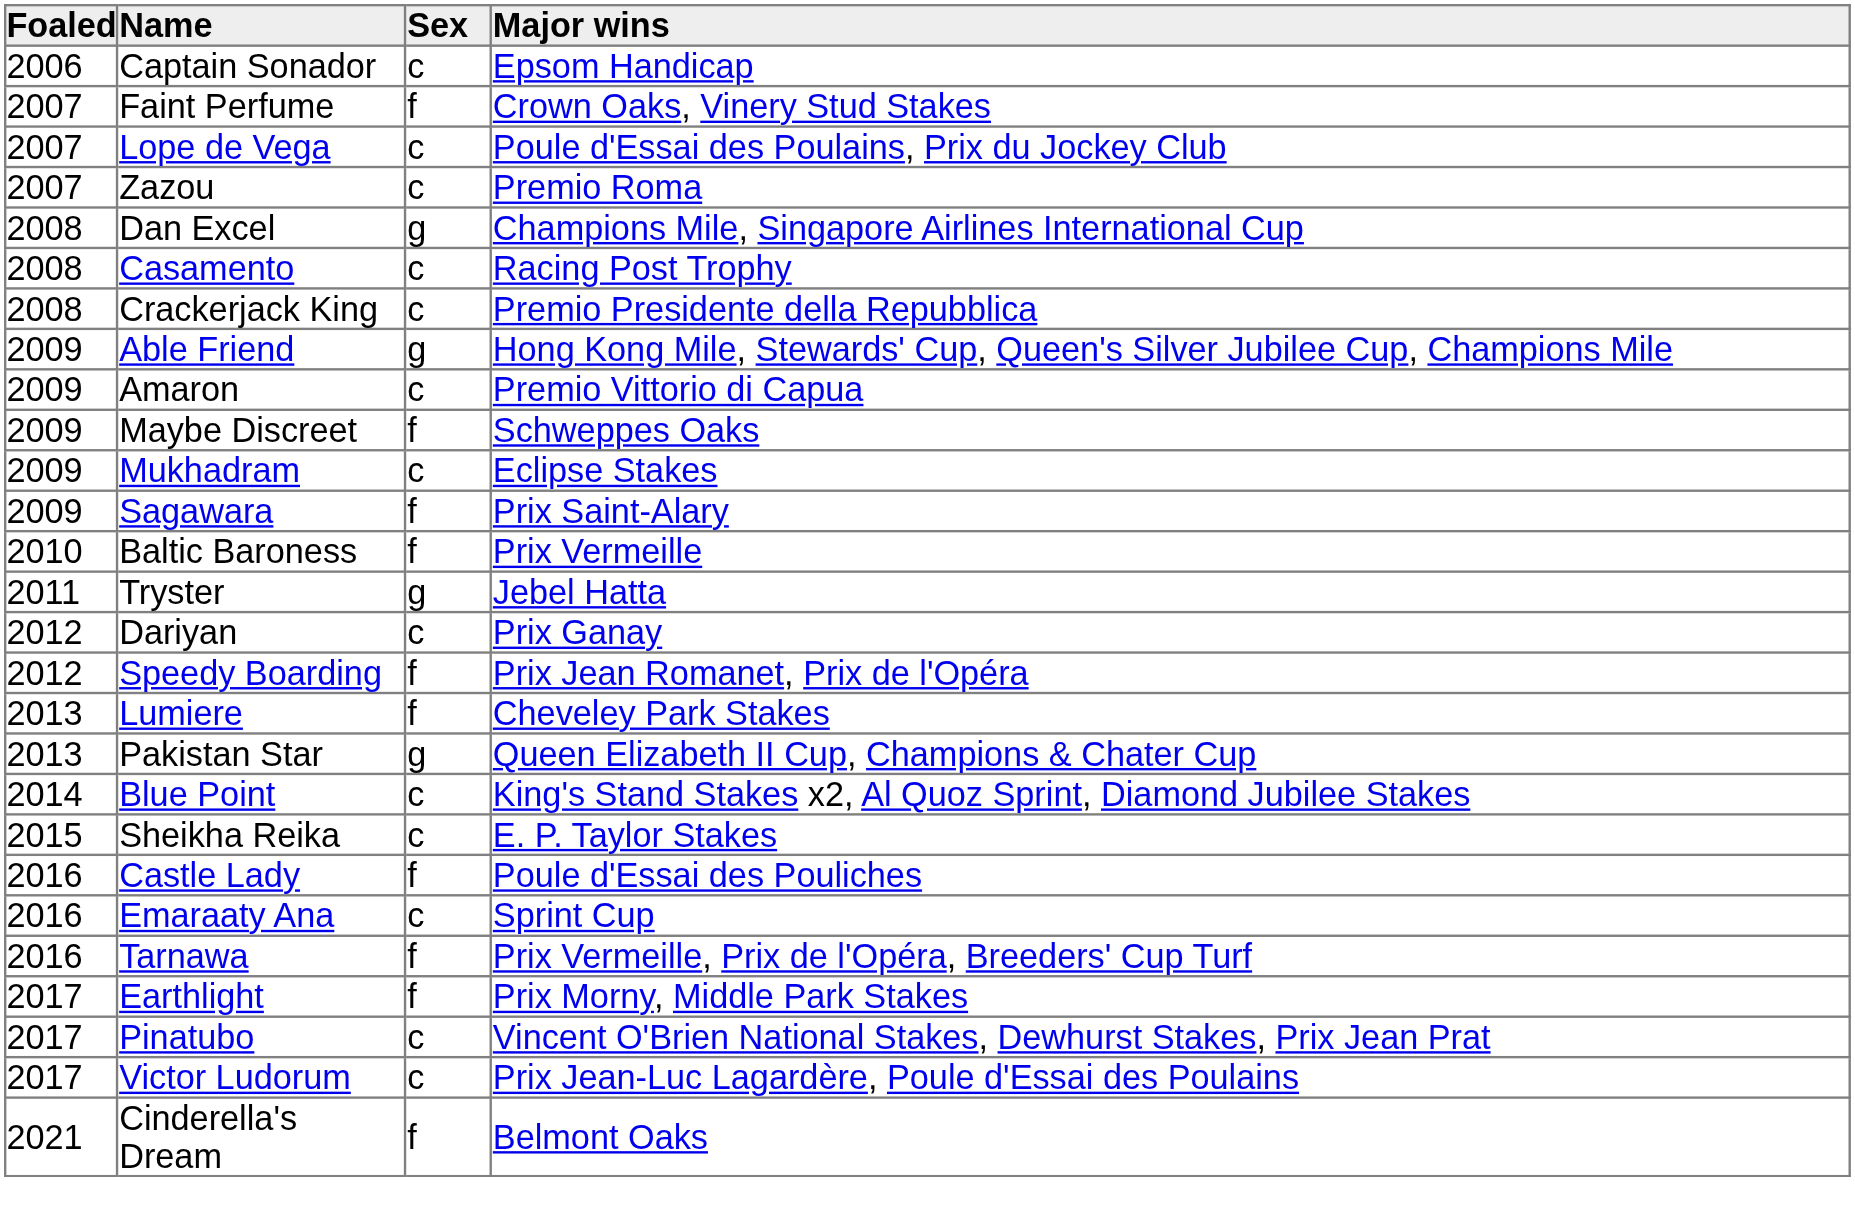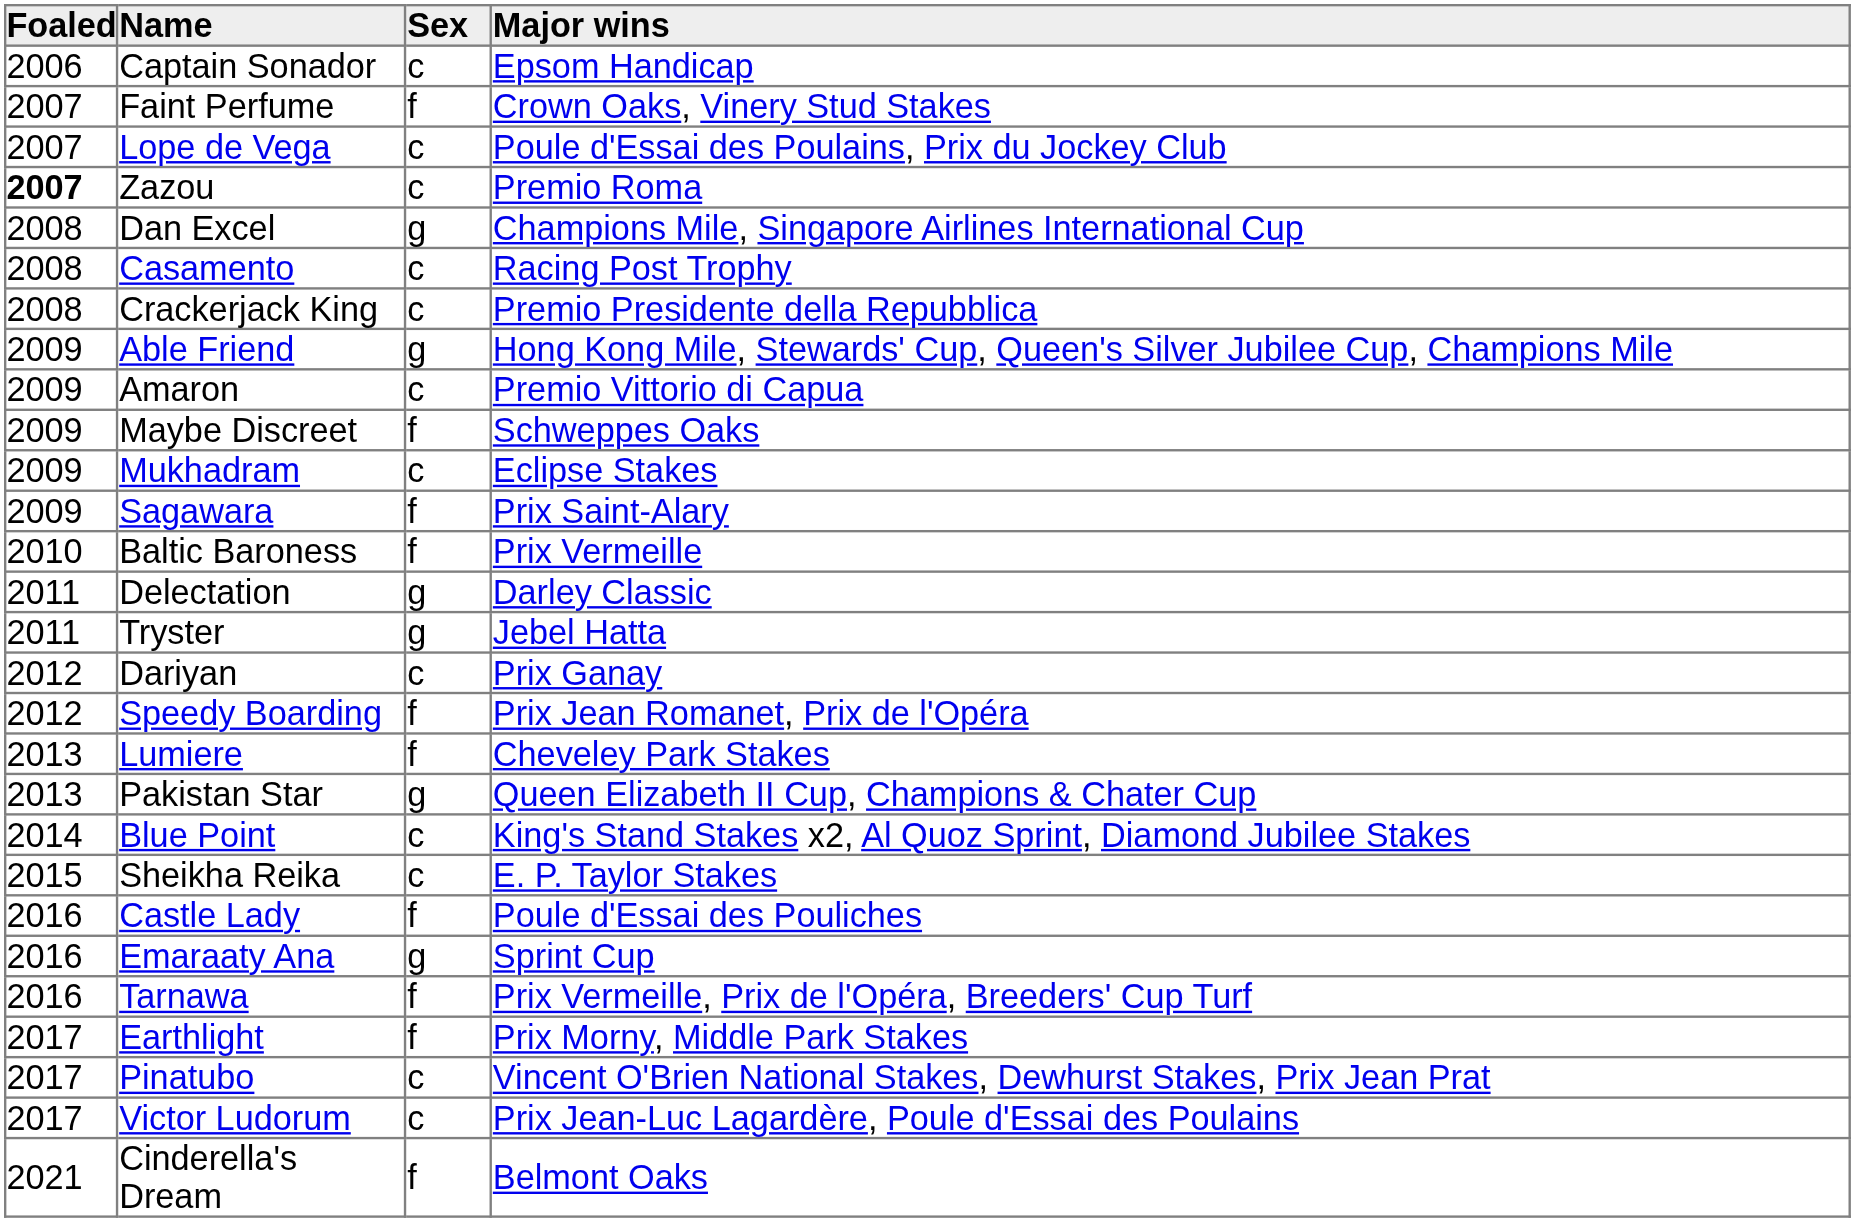(44, 187) normal -> (44, 187) bold
+ row: (205, 592)
(416, 916) c -> (417, 956) g
